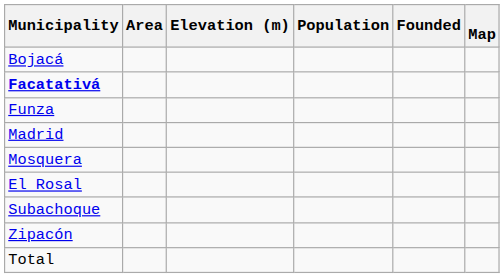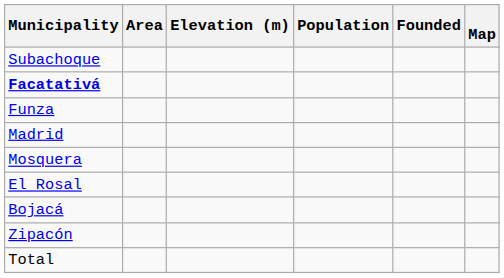rows swapped: (36, 60) <-> (54, 210)
